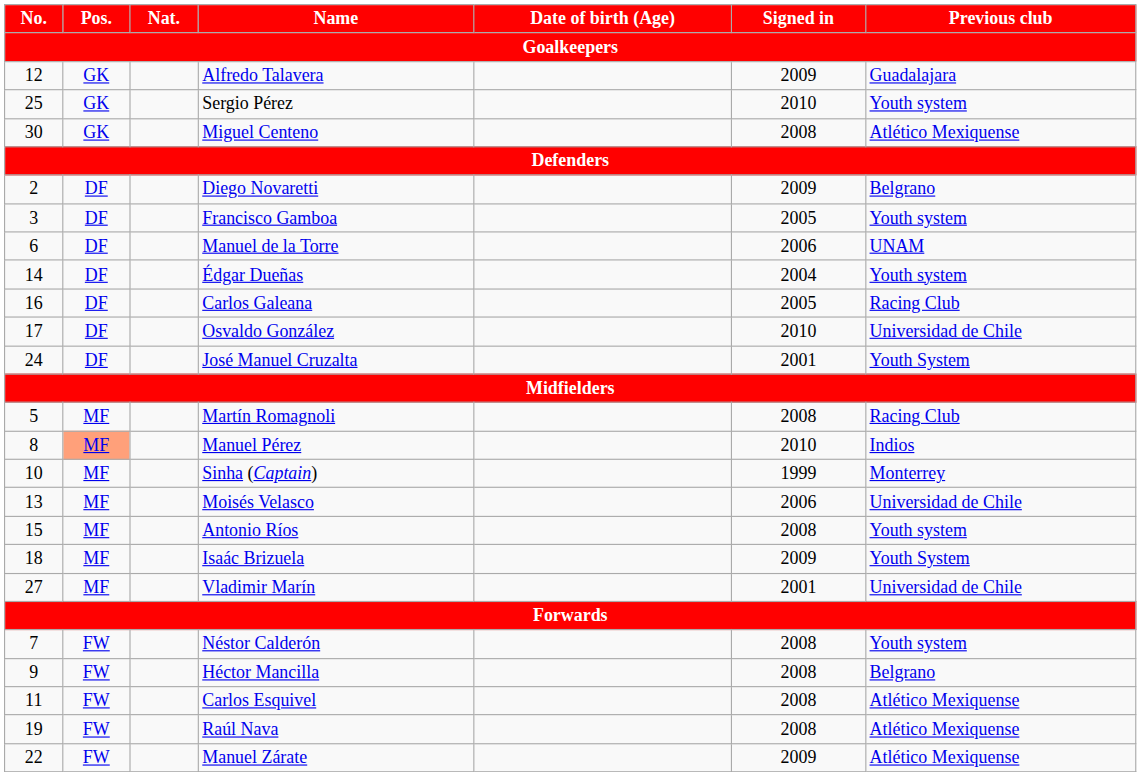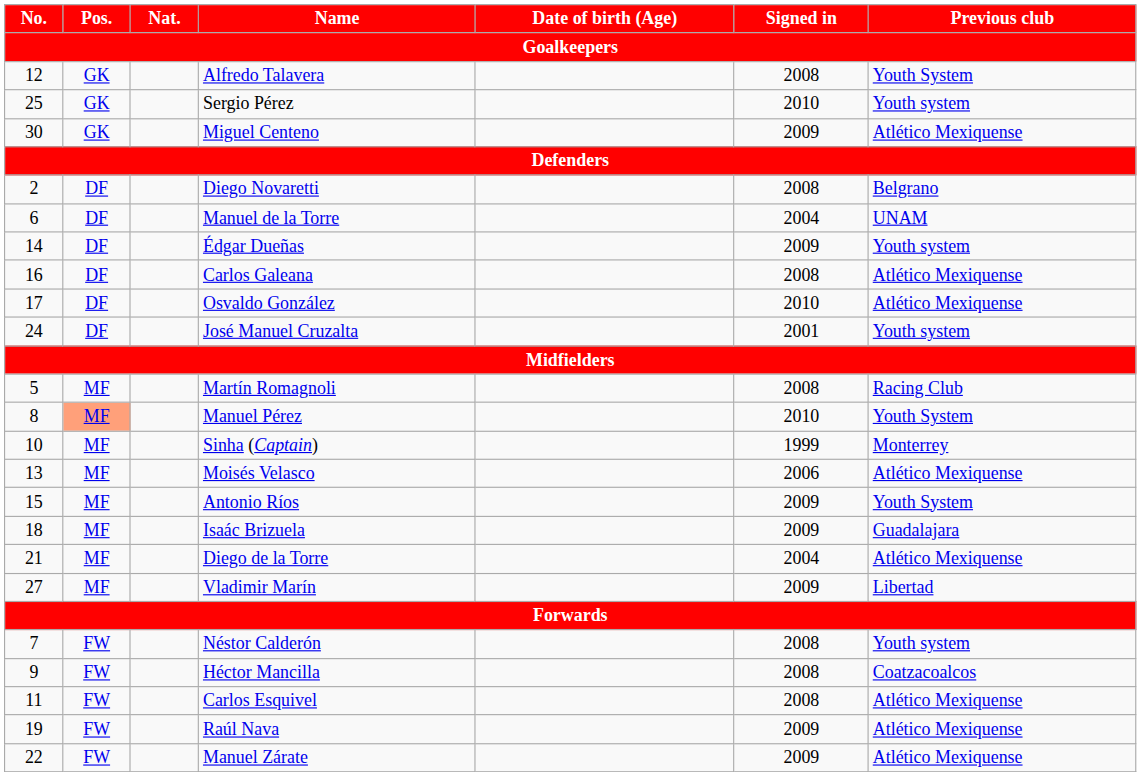(798, 75) 2009 -> (801, 75) 2008
(913, 75) Guadalajara -> (923, 75) Youth System
(798, 132) 2008 -> (801, 132) 2009
(798, 189) 2009 -> (801, 189) 2008
- row: (270, 217)
(798, 246) 2006 -> (801, 217) 2004
(798, 274) 2004 -> (801, 246) 2009
(798, 302) 2005 -> (801, 274) 2008
(915, 302) Racing Club -> (948, 274) Atlético Mexiquense
(946, 331) Universidad de Chile -> (948, 302) Atlético Mexiquense
(920, 359) Youth System -> (921, 331) Youth system
(892, 445) Indios -> (923, 416) Youth System
(946, 501) Universidad de Chile -> (948, 473) Atlético Mexiquense
(798, 530) 2008 -> (801, 501) 2009
(918, 530) Youth system -> (923, 501) Youth System
(920, 558) Youth System -> (916, 530) Guadalajara
+ row: (266, 558)
(798, 587) 2001 -> (801, 587) 2009
(946, 587) Universidad de Chile -> (903, 587) Libertad
(902, 672) Belgrano -> (924, 672) Coatzacoalcos
(798, 729) 2008 -> (801, 729) 2009
